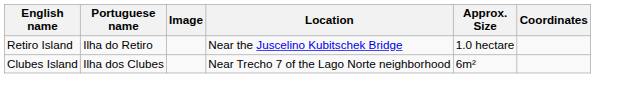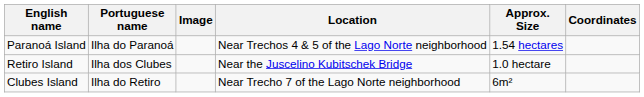+ row: (46, 45)
(118, 45) Ilha do Retiro -> (131, 63) Ilha dos Clubes
(123, 63) Ilha dos Clubes -> (126, 82) Ilha do Retiro
